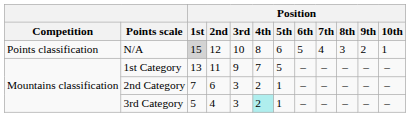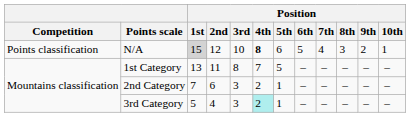(258, 49) normal -> (258, 49) bold
(236, 67) 9 -> (236, 67) 8
